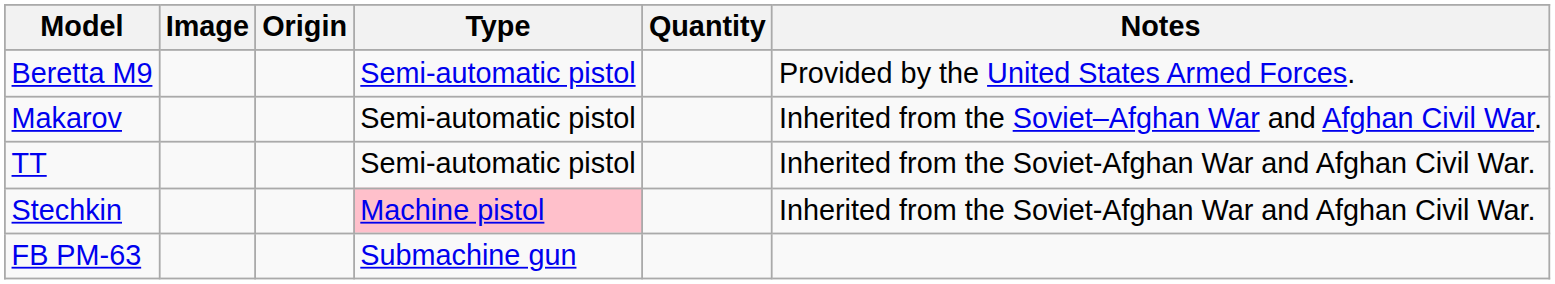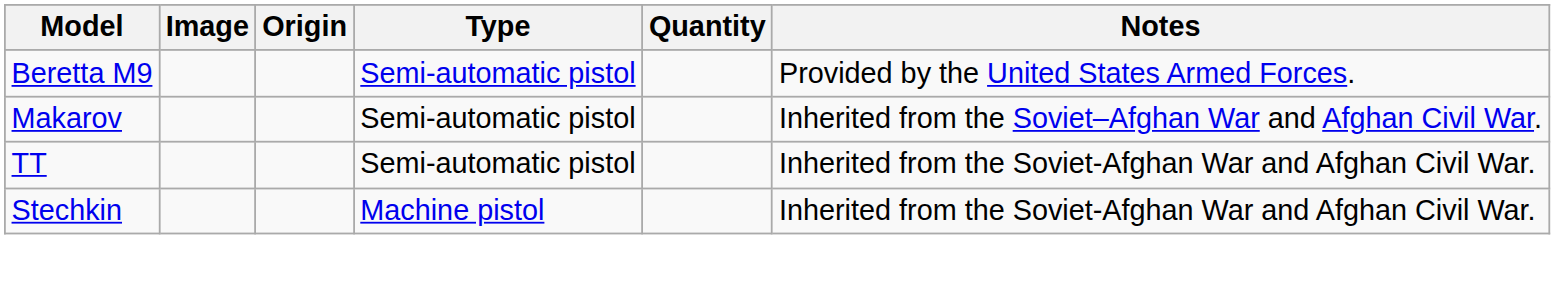(452, 210) pink background -> (452, 210) no background
- row: (76, 255)
